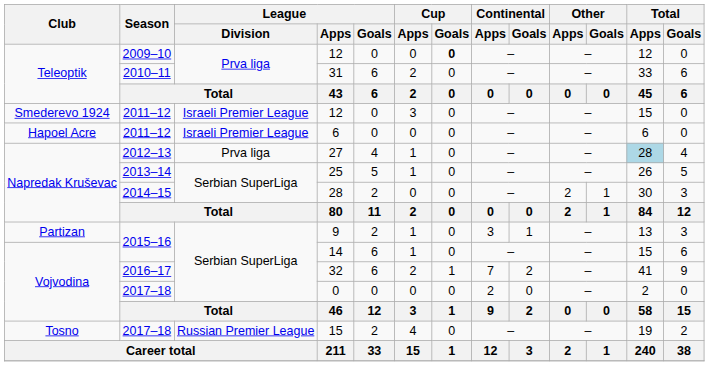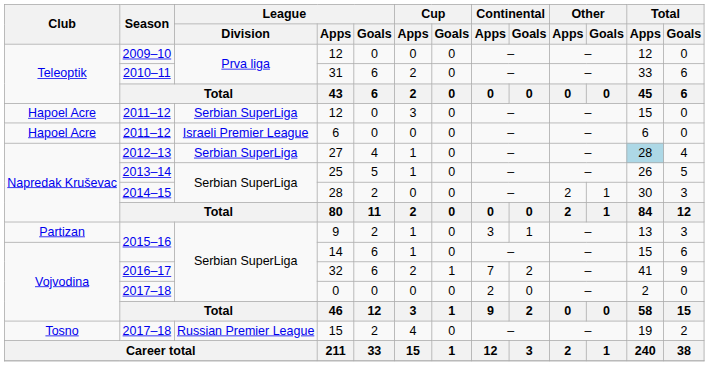(452, 53) bold -> (452, 53) normal
(62, 113) Smederevo 1924 -> (62, 113) Hapoel Acre
(246, 113) Israeli Premier League -> (246, 113) Serbian SuperLiga
(246, 152) Prva liga -> (246, 152) Serbian SuperLiga
